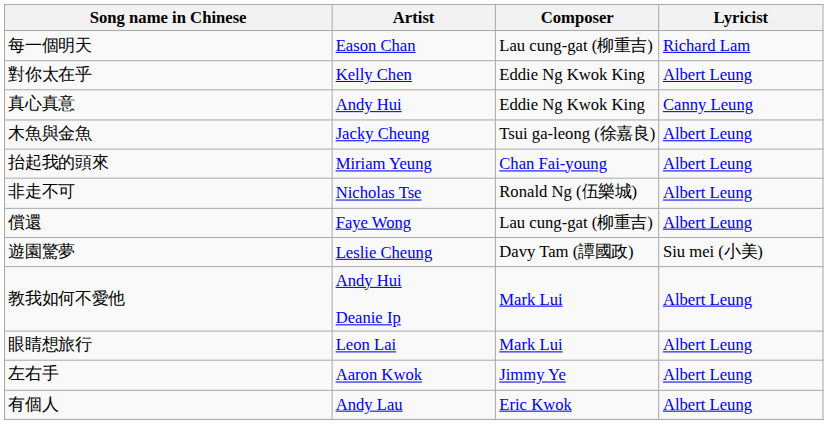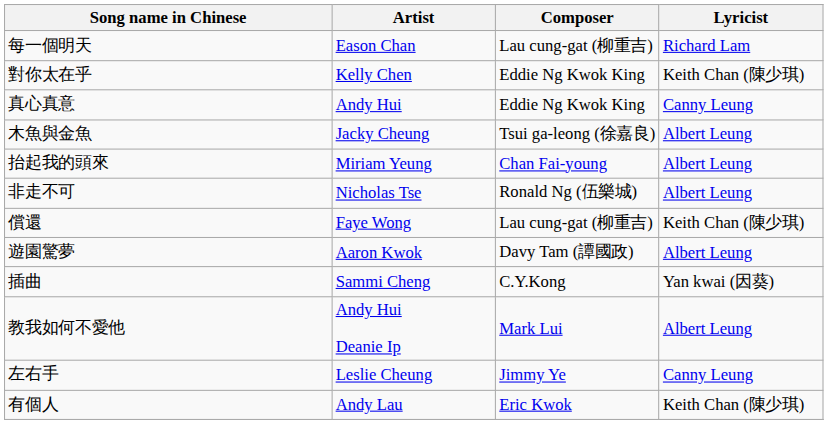(707, 75) Albert Leung -> (734, 74) Keith Chan (陳少琪)
(707, 222) Albert Leung -> (734, 222) Keith Chan (陳少琪)
(384, 252) Leslie Cheung -> (379, 252) Aaron Kwok
(713, 251) Siu mei (小美) -> (707, 252) Albert Leung
+ row: (25, 281)
- row: (50, 345)
(379, 375) Aaron Kwok -> (384, 375) Leslie Cheung
(707, 375) Albert Leung -> (708, 375) Canny Leung
(707, 404) Albert Leung -> (734, 404) Keith Chan (陳少琪)
